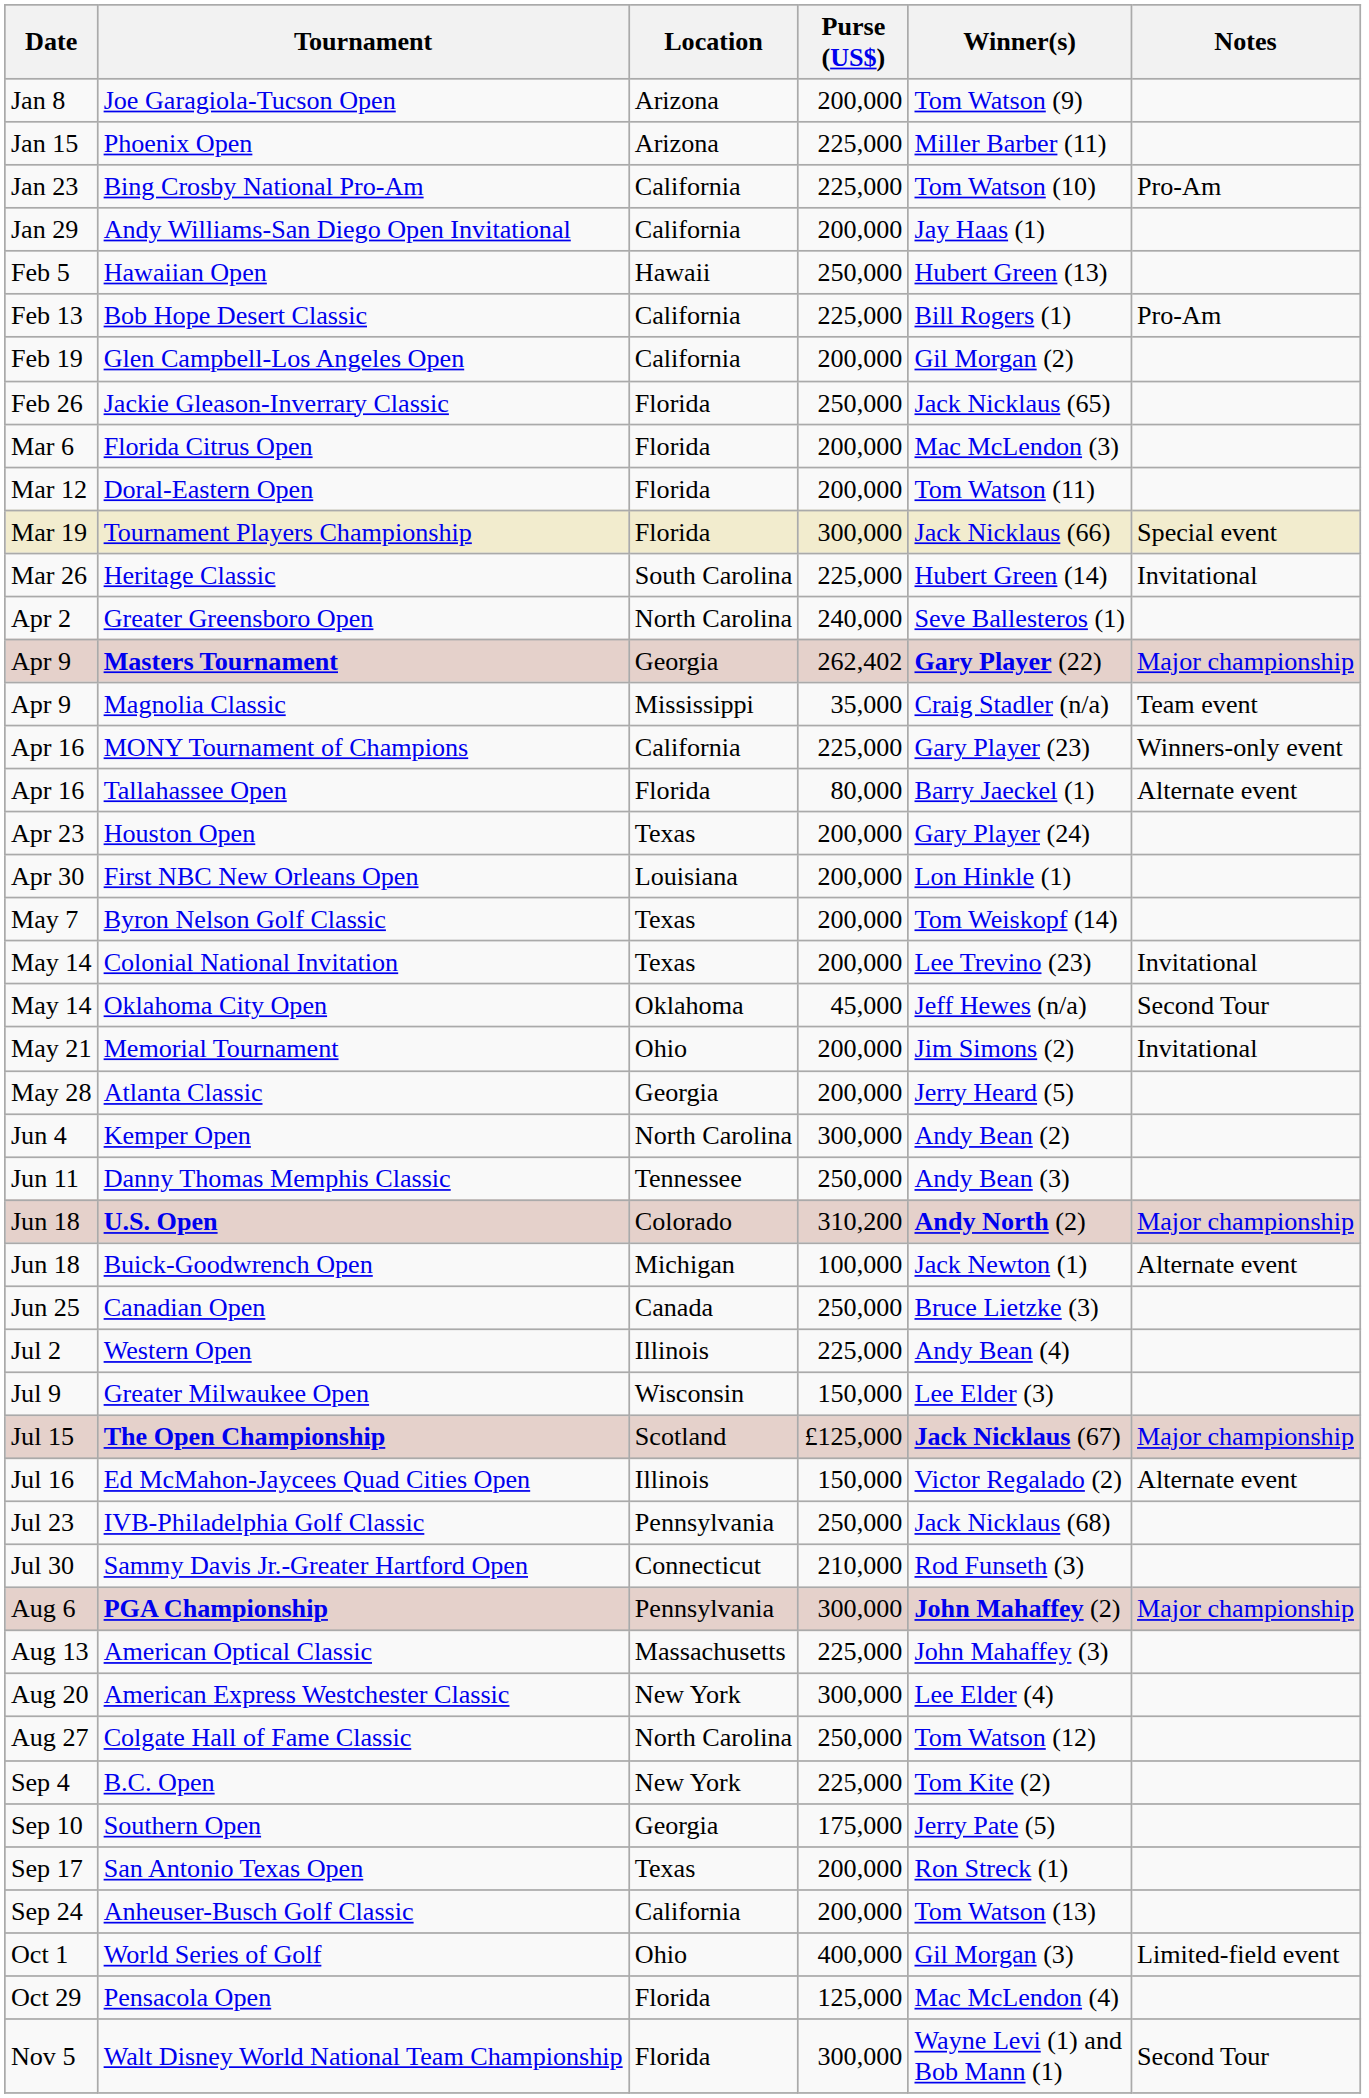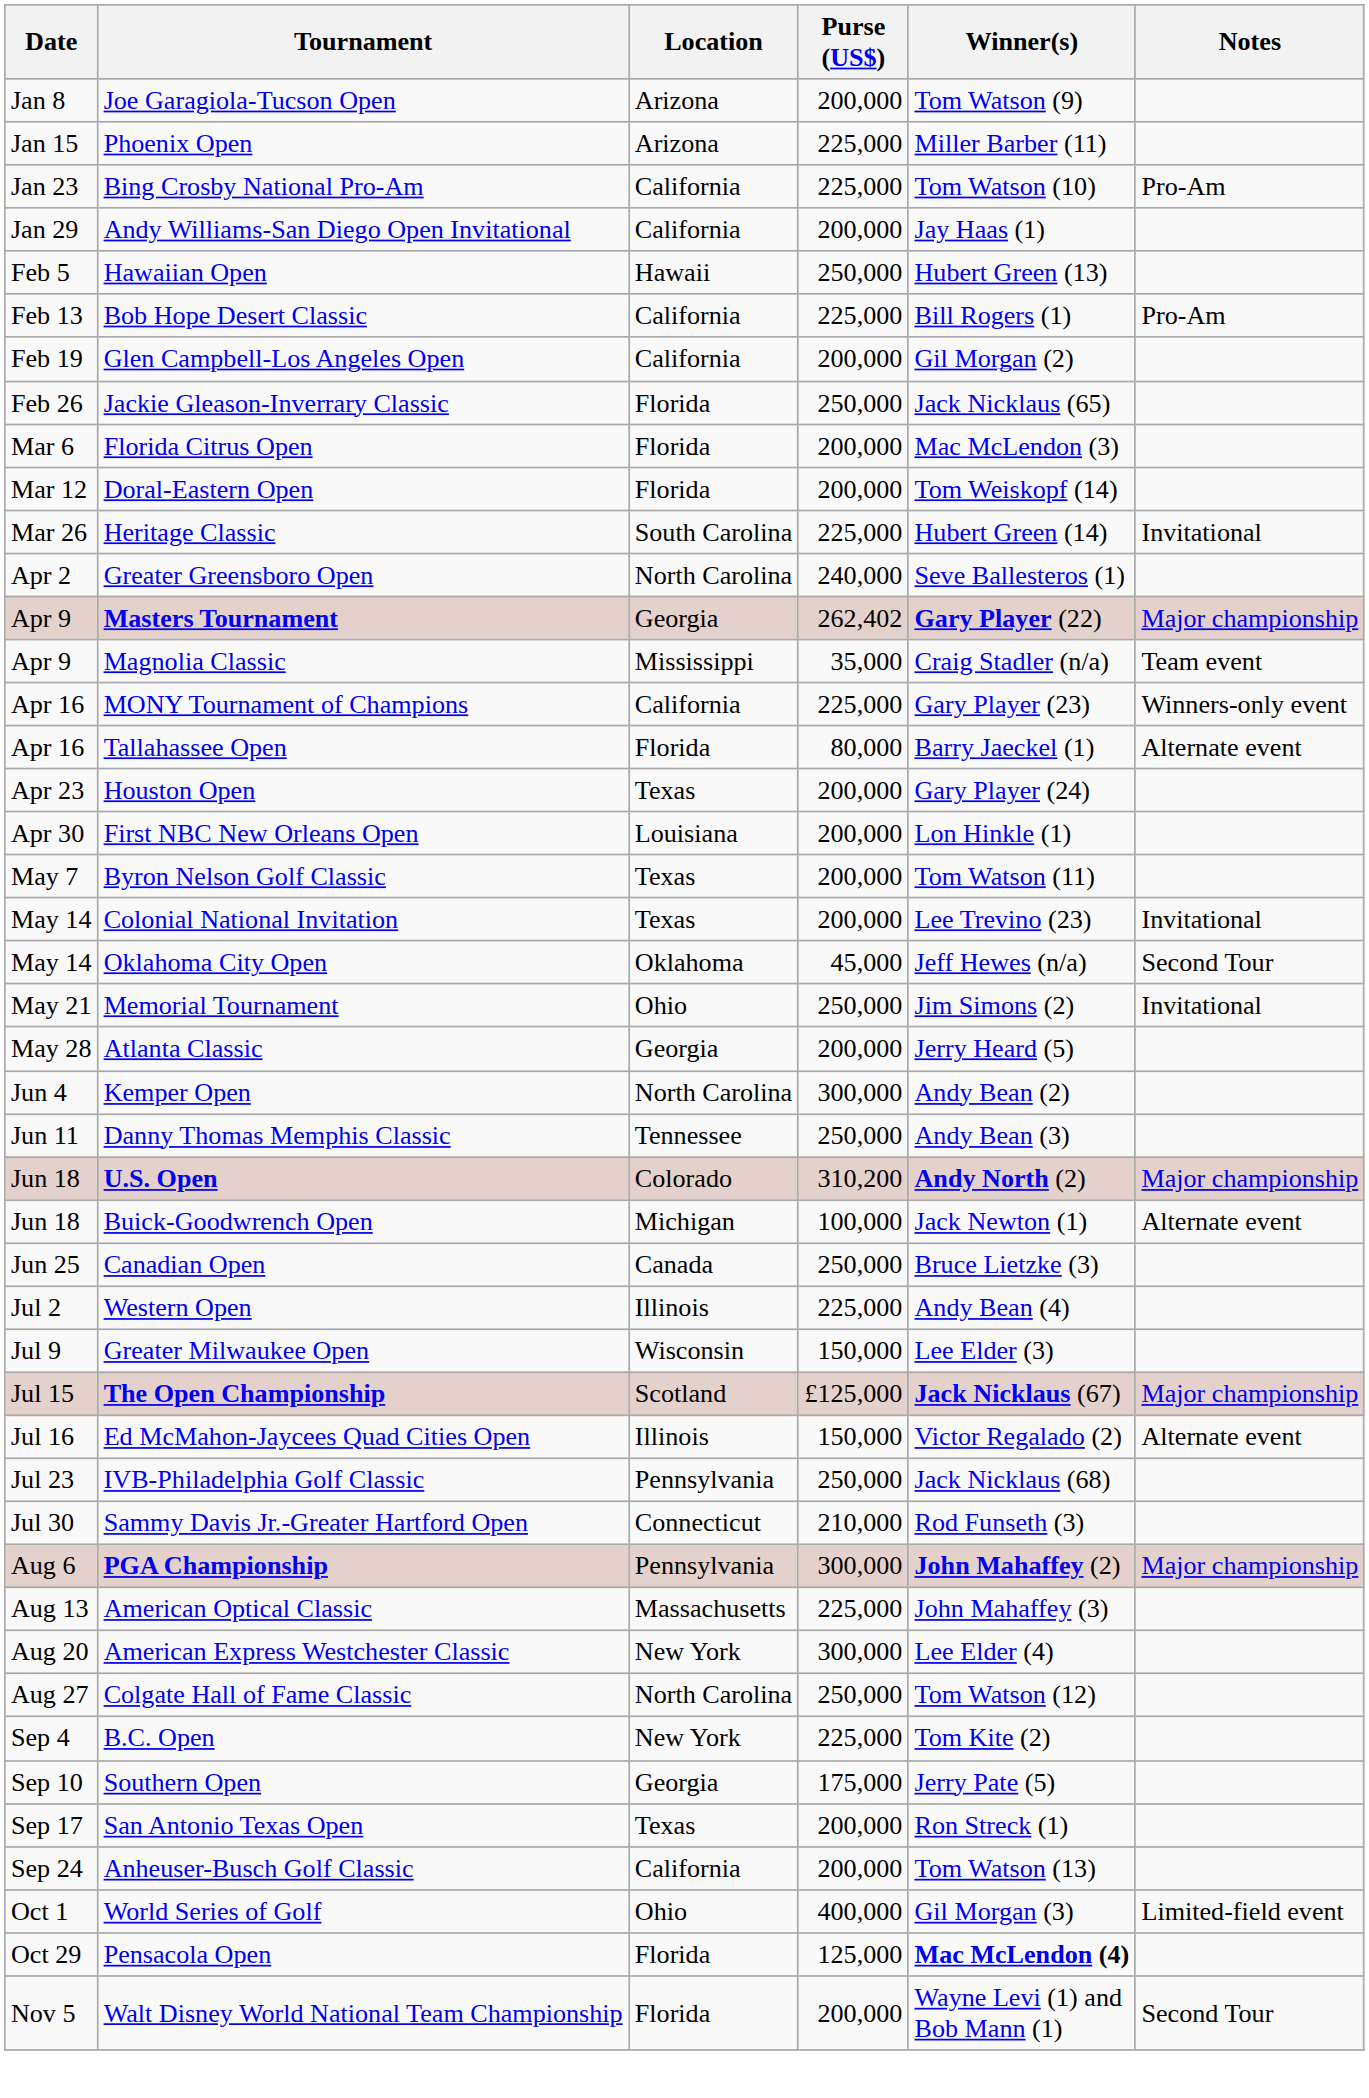(1005, 488) Tom Watson (11) -> (1016, 488) Tom Weiskopf (14)
- row: (288, 531)
(1016, 919) Tom Weiskopf (14) -> (1005, 876) Tom Watson (11)
(860, 1048) 200,000 -> (860, 1005) 250,000
(1017, 1997) normal -> (1022, 1953) bold
(860, 2055) 300,000 -> (860, 2012) 200,000
